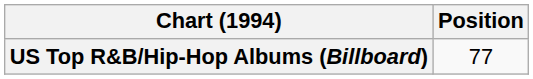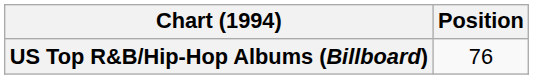(481, 56) 77 -> (481, 56) 76
